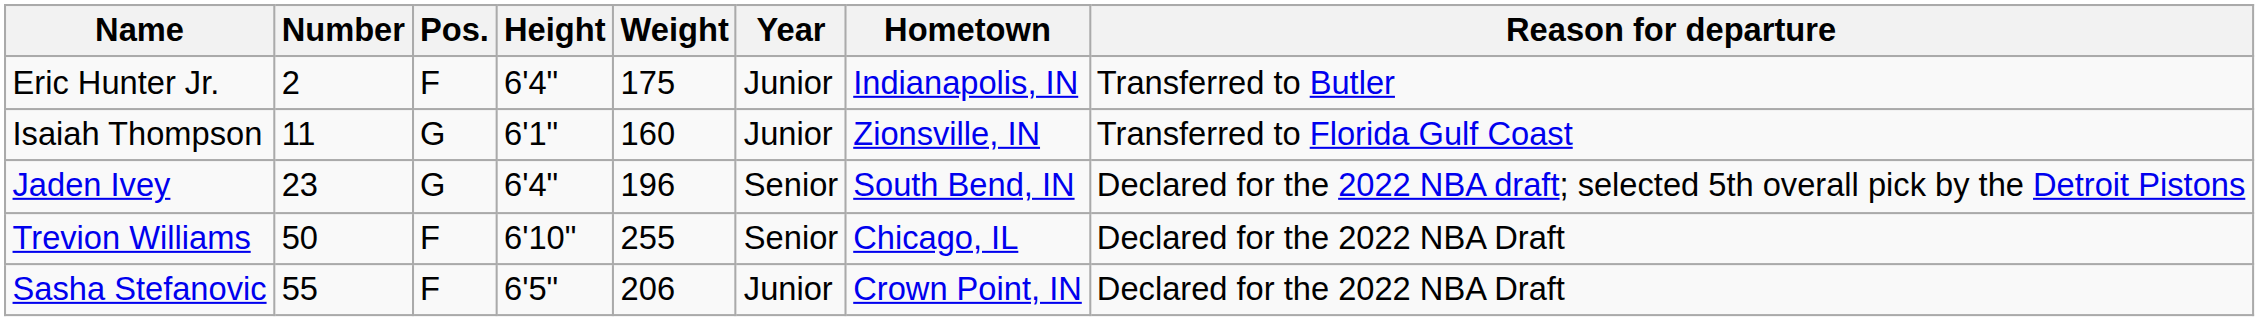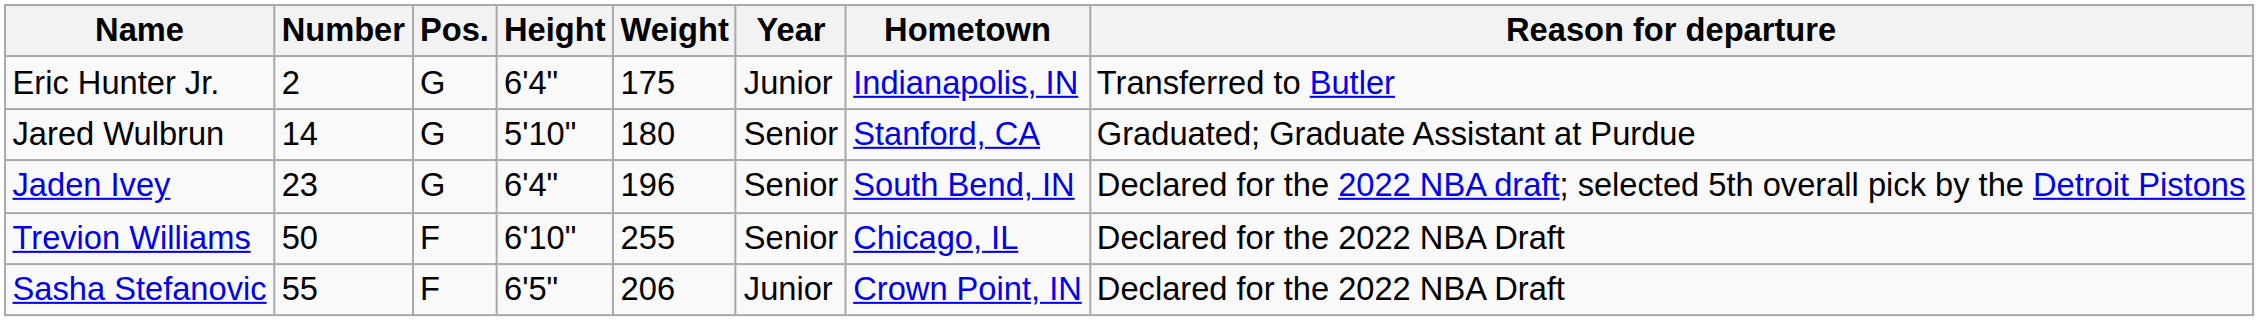(430, 82) F -> (433, 82) G
- row: (137, 133)
+ row: (118, 133)
